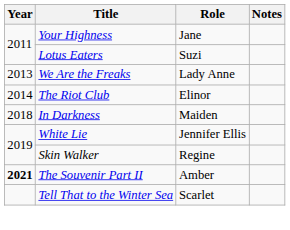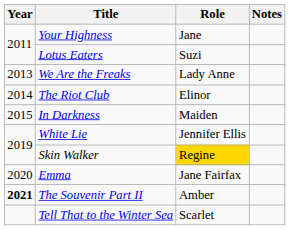(20, 114) 2018 -> (20, 114) 2015
(197, 154) no background -> (197, 154) gold background
+ row: (55, 174)
